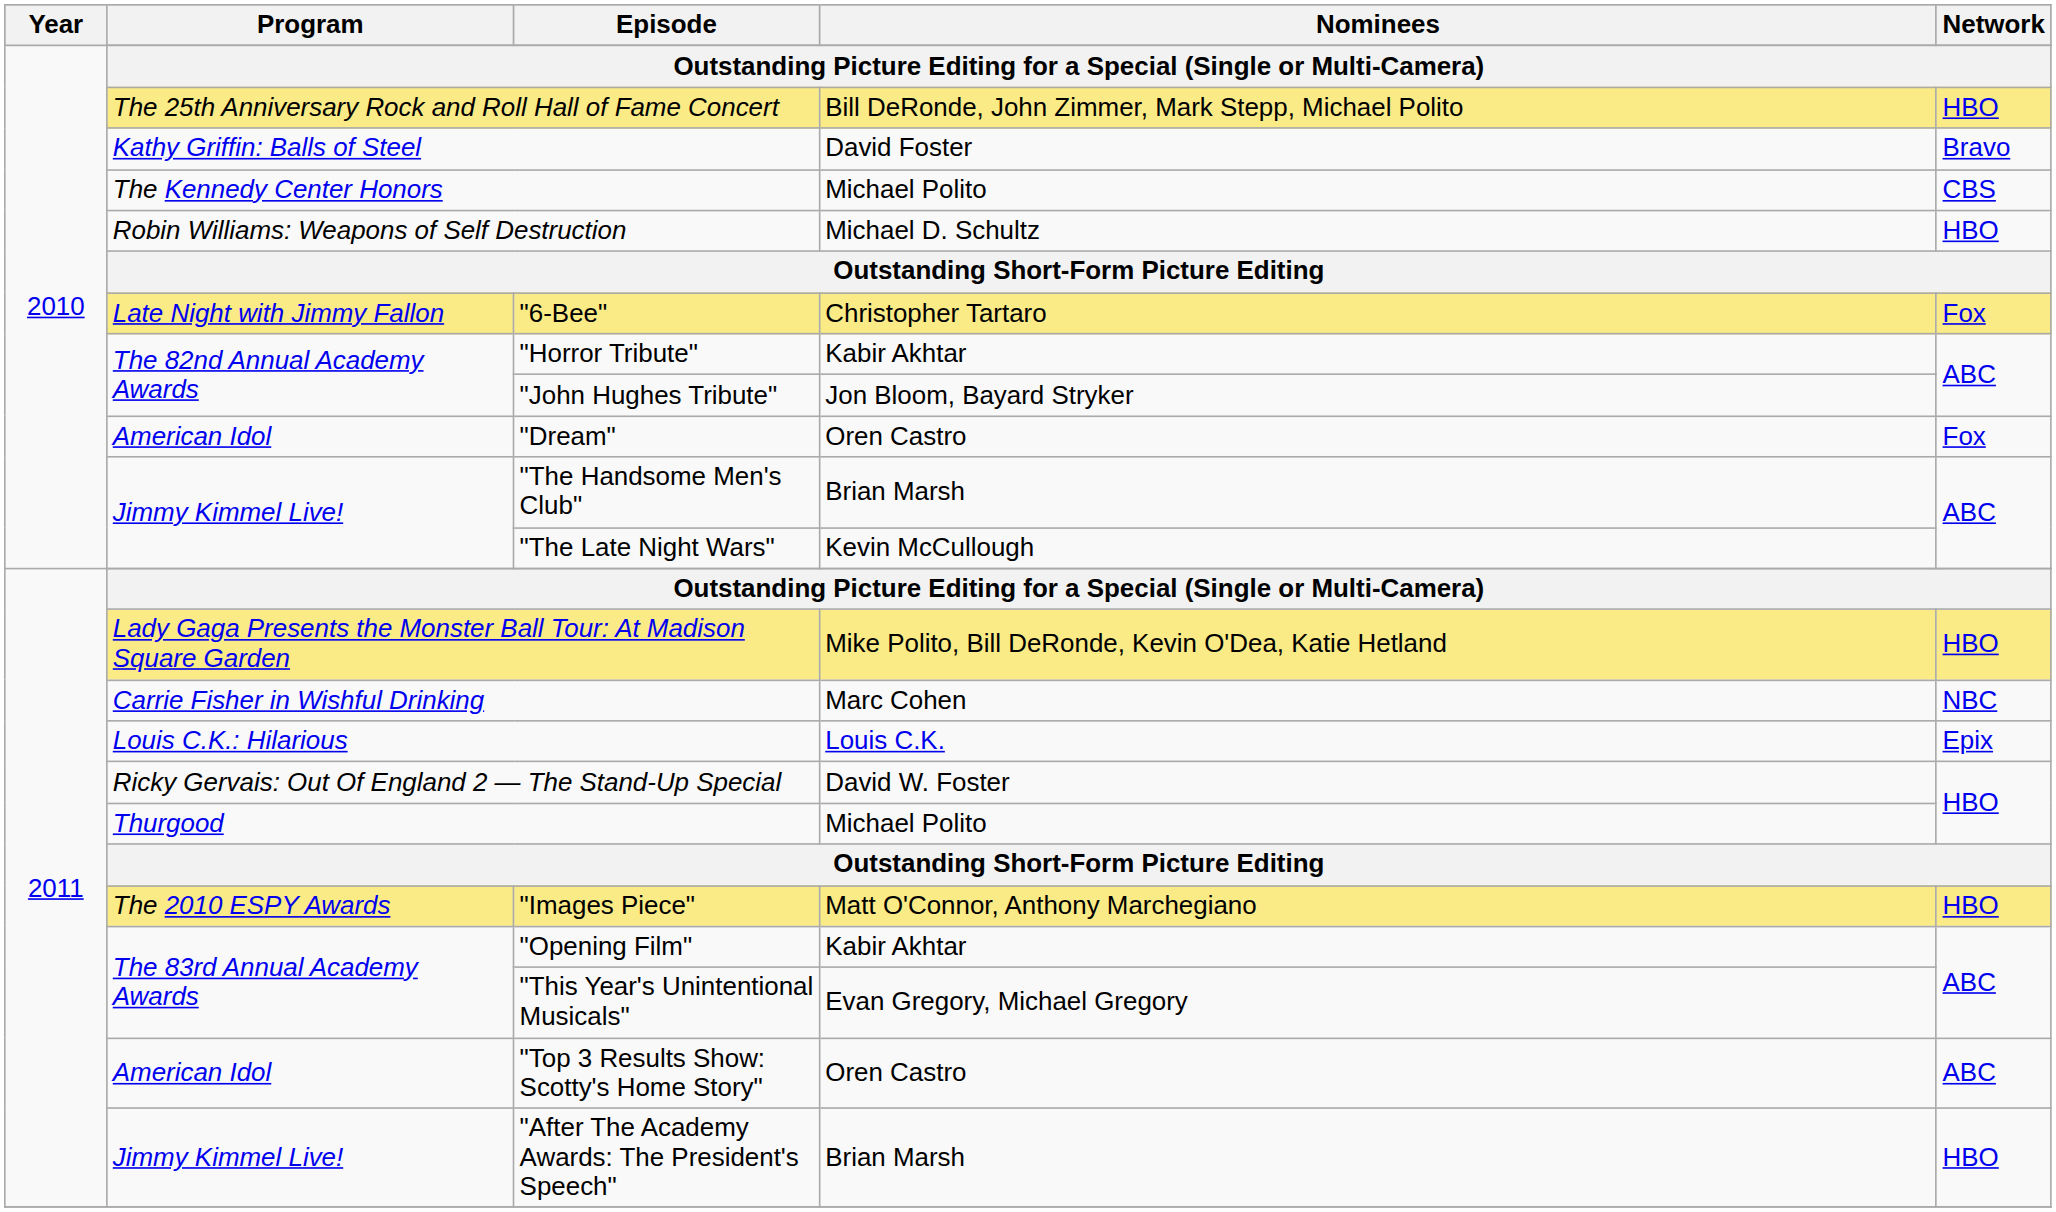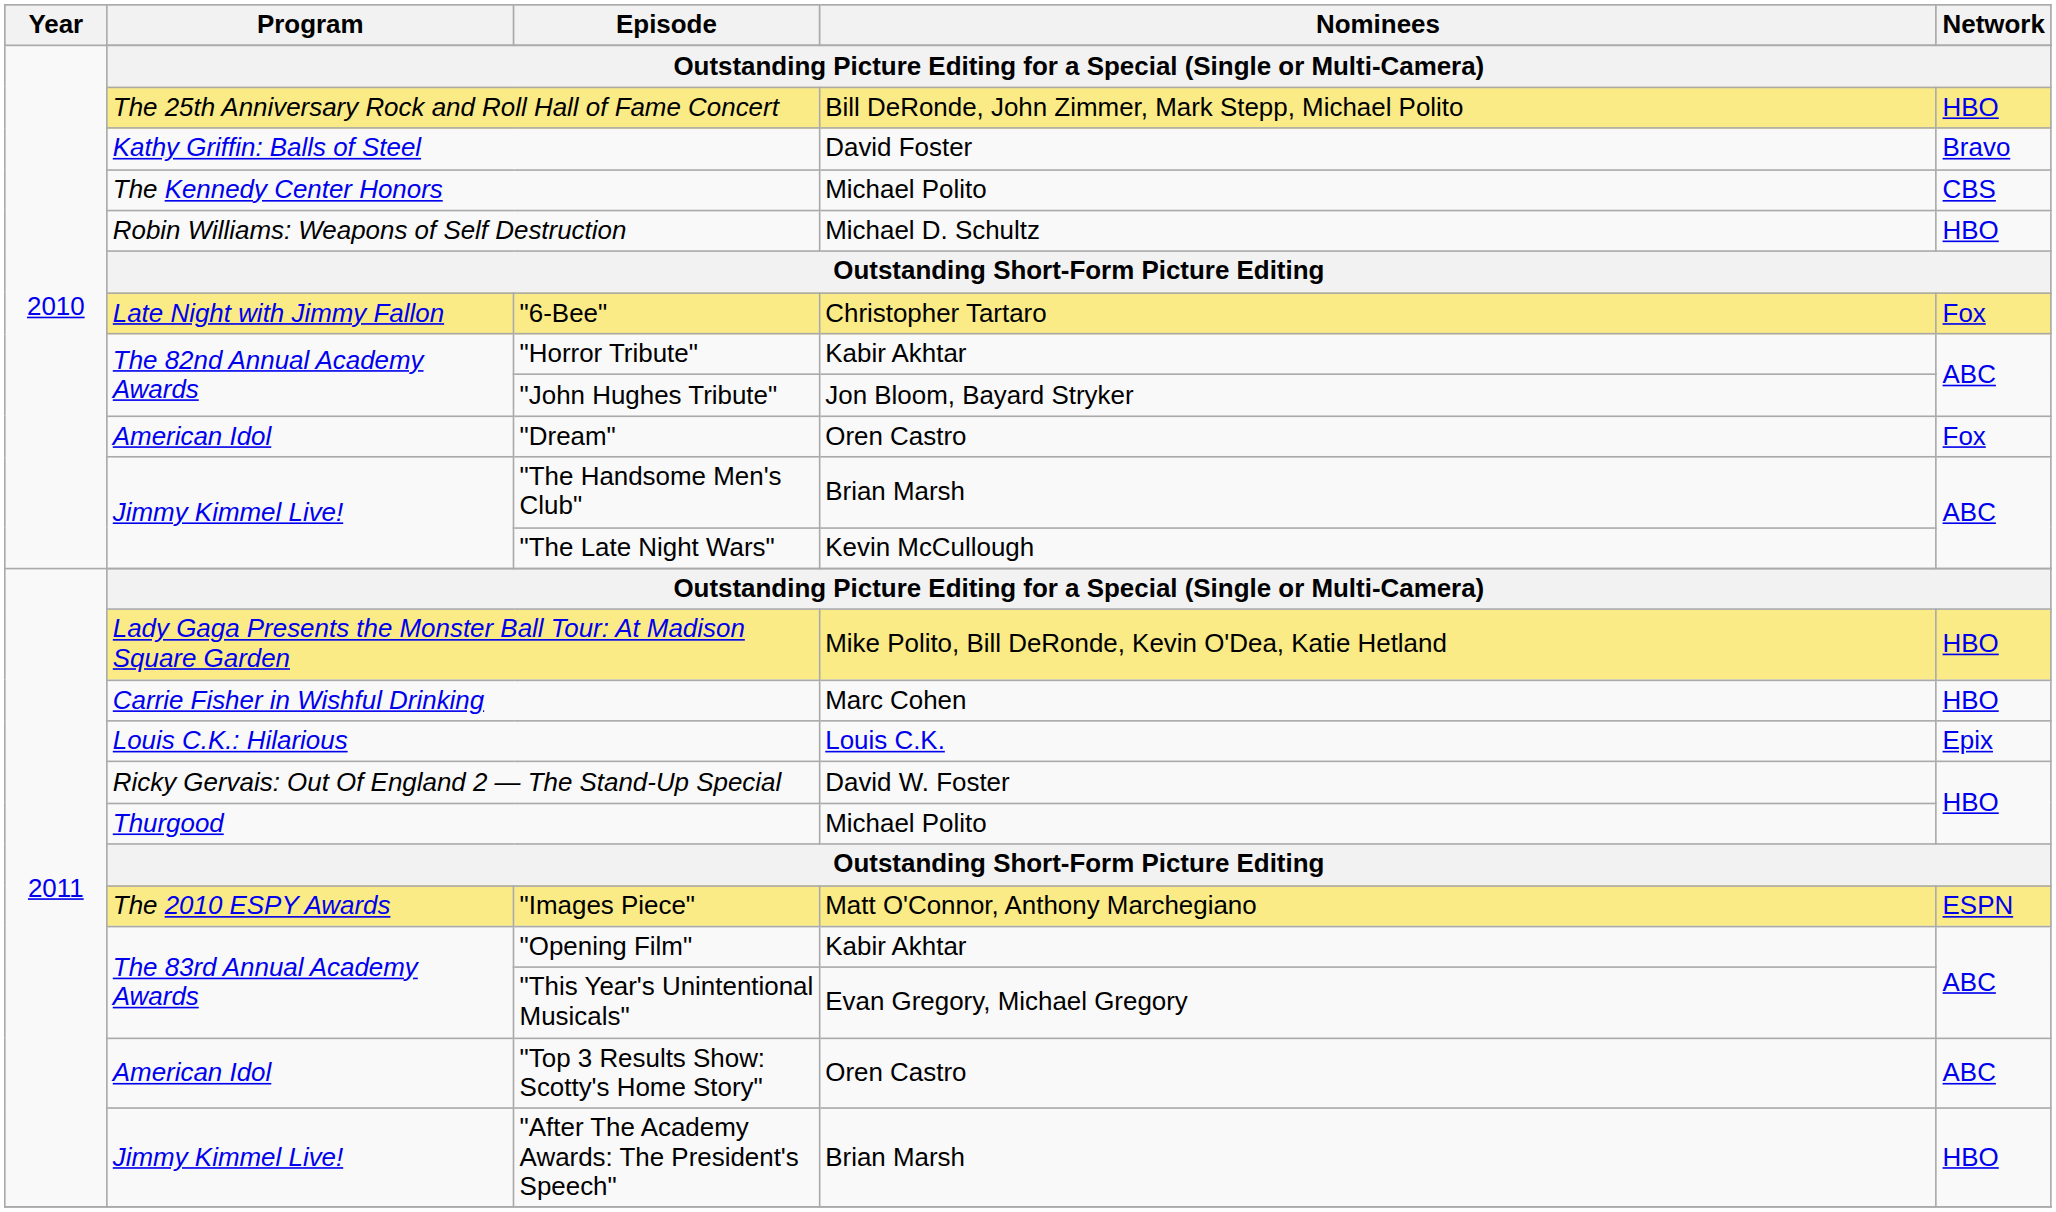(1970, 699) NBC -> (1971, 699) HBO
(1971, 905) HBO -> (1978, 905) ESPN
